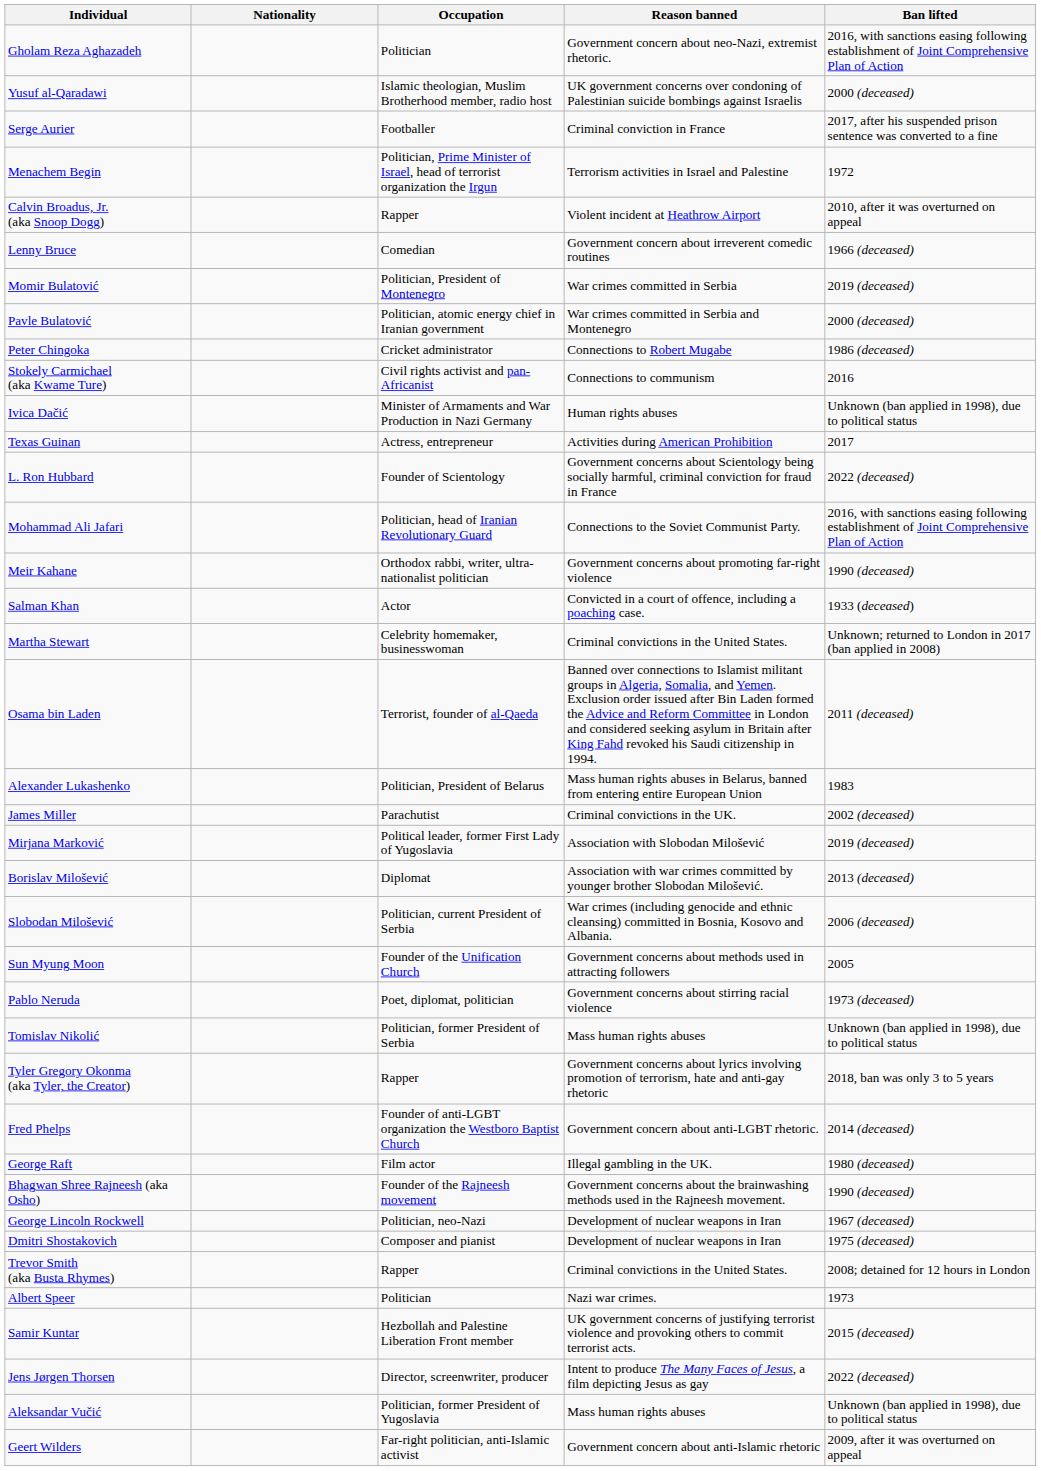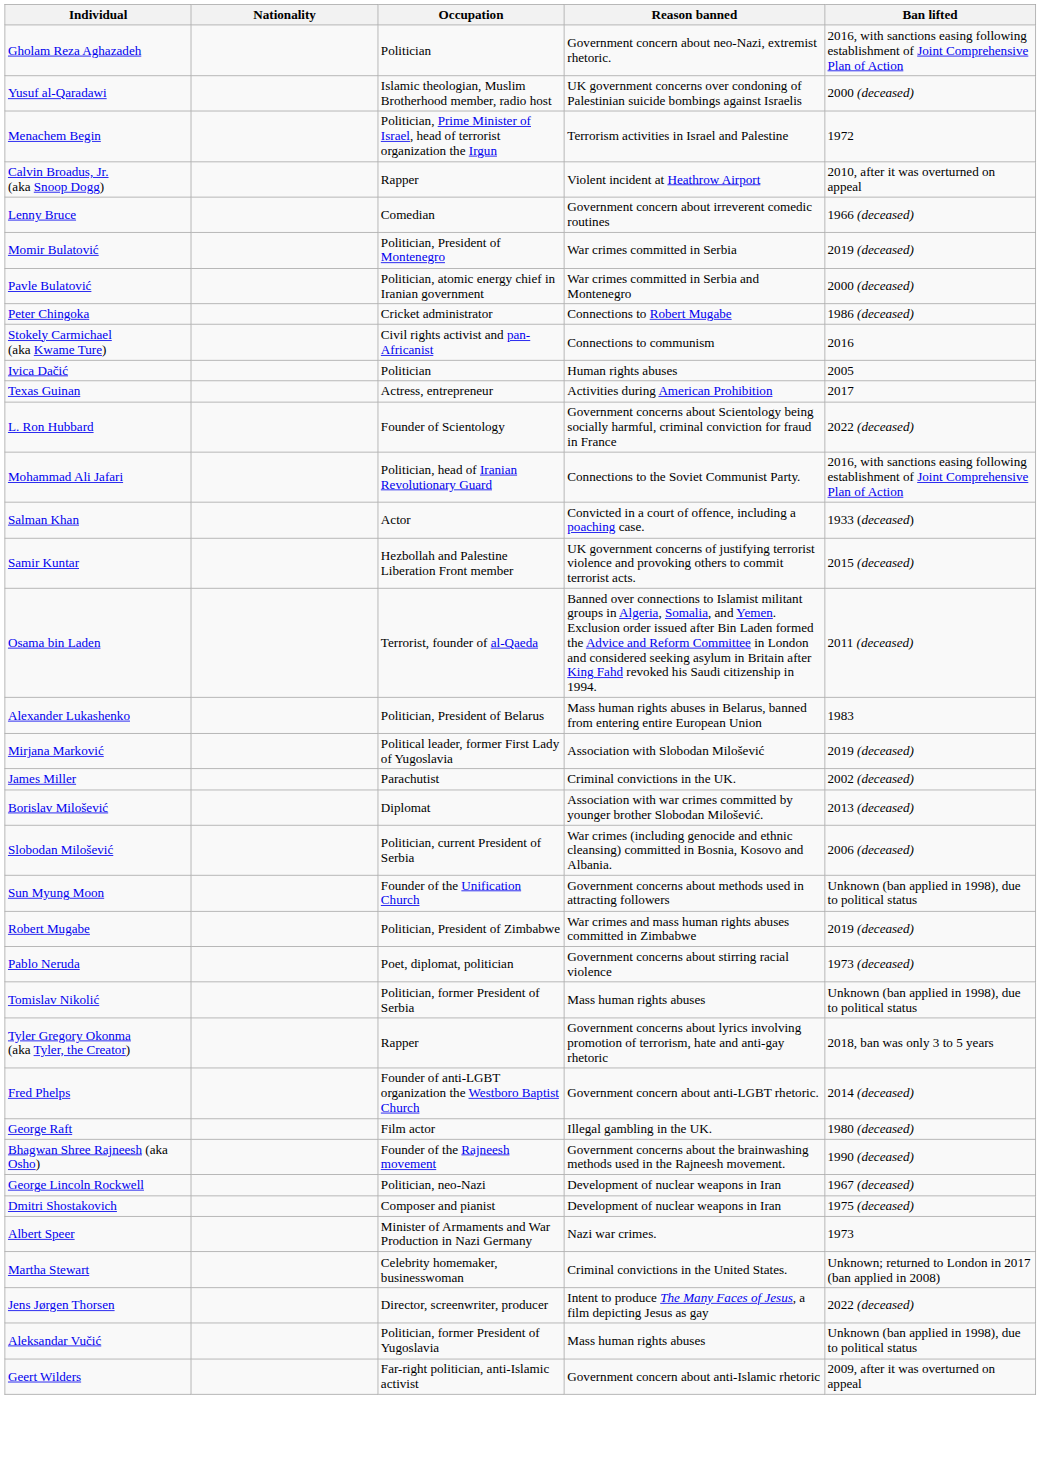- row: (41, 128)
(465, 413) Minister of Armaments and War Production in Nazi Germany -> (406, 370) Politician
(924, 413) Unknown (ban applied in 1998), due to political status -> (841, 370) 2005
- row: (42, 570)
rows swapped: (43, 1333) <-> (49, 641)
rows swapped: (56, 843) <-> (42, 814)
(841, 964) 2005 -> (924, 893) Unknown (ban applied in 1998), due to political status
+ row: (49, 928)
- row: (61, 1269)
(406, 1297) Politician -> (465, 1234) Minister of Armaments and War Production in Nazi Germany
